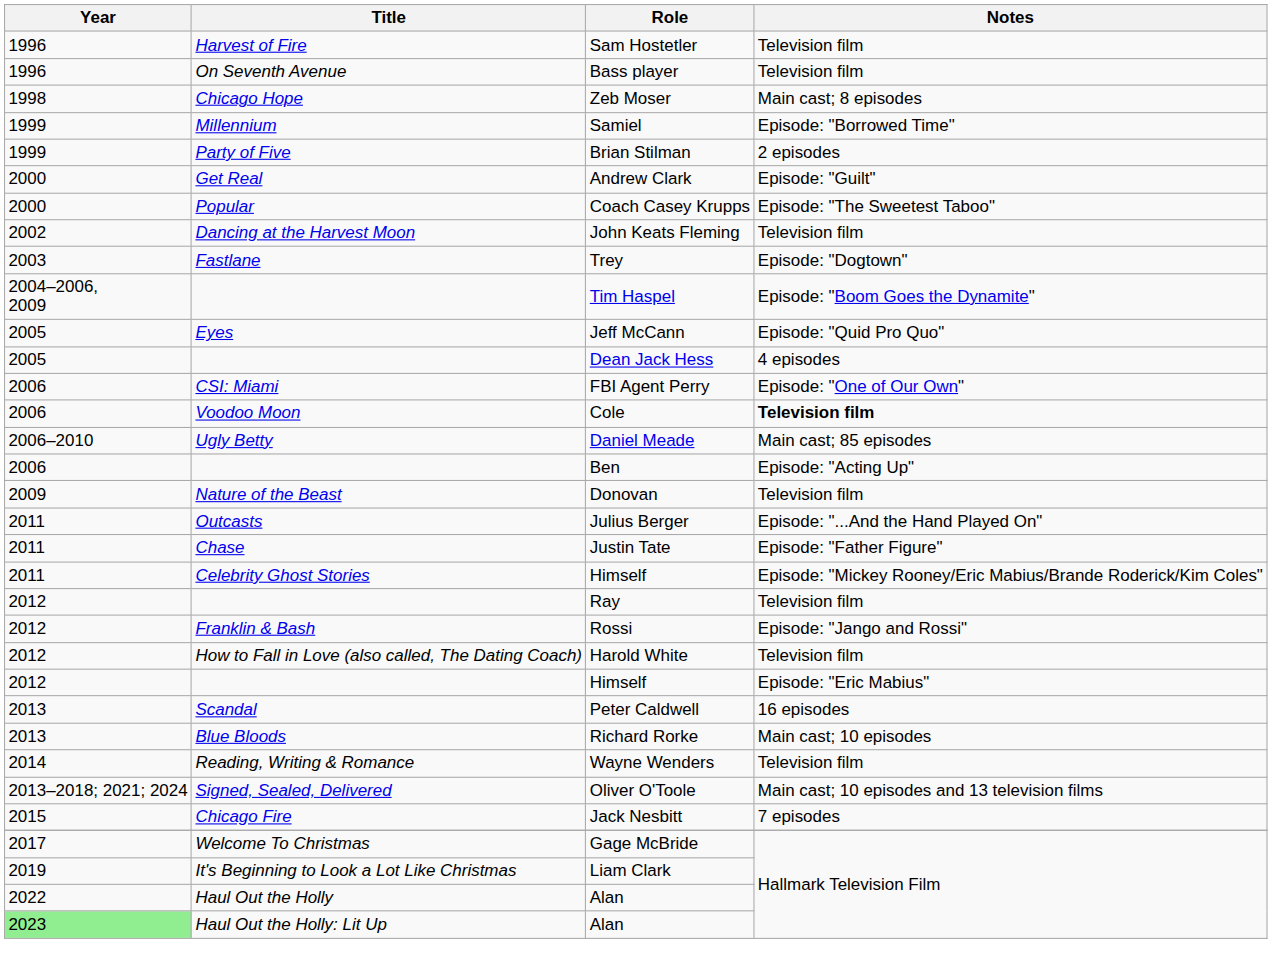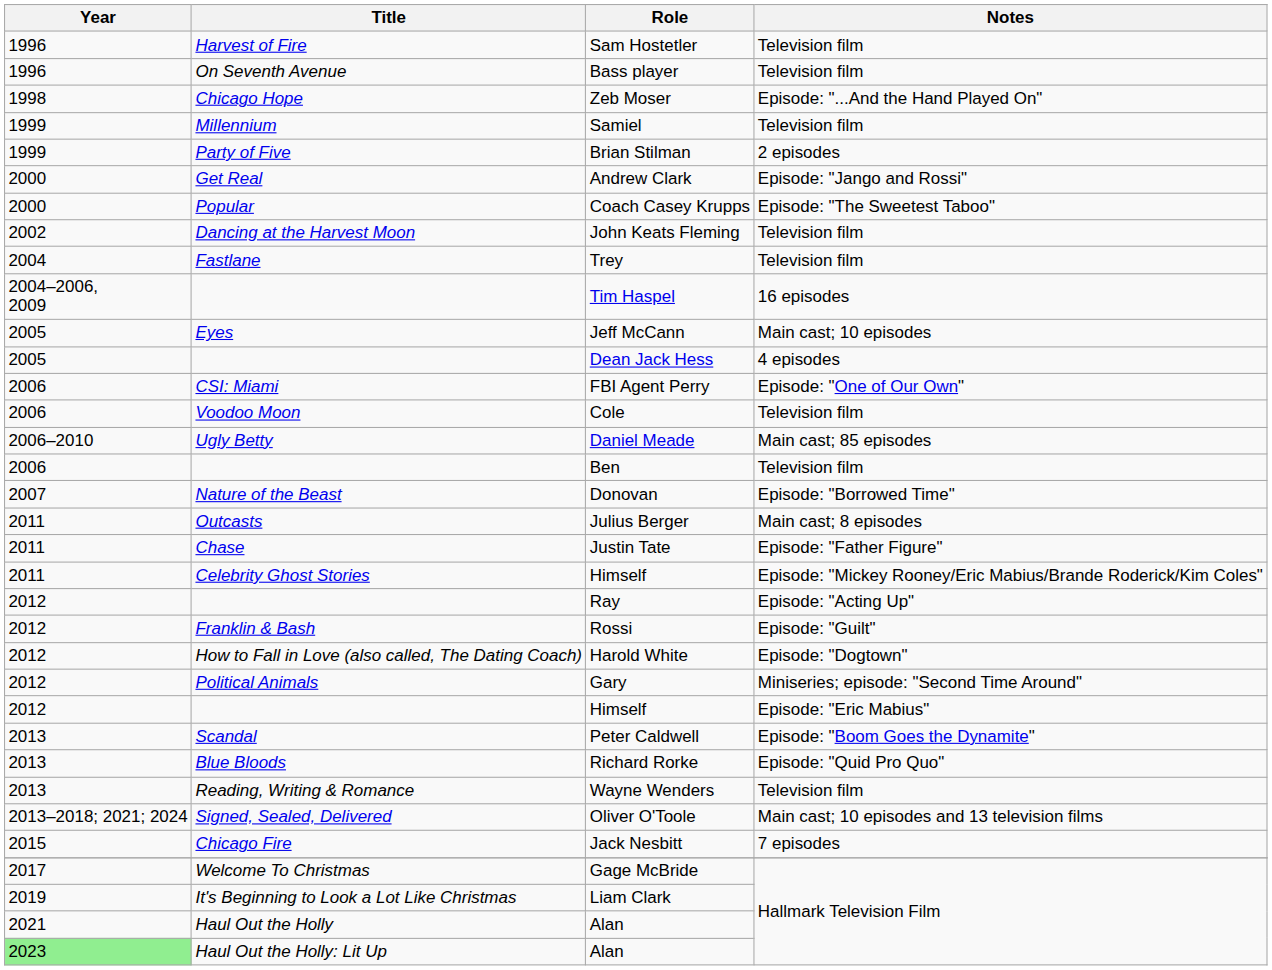(840, 98) Main cast; 8 episodes -> (900, 98) Episode: "...And the Hand Played On"
(856, 125) Episode: "Borrowed Time" -> (811, 125) Television film
(817, 179) Episode: "Guilt" -> (862, 179) Episode: "Jango and Rossi"
(27, 260) 2003 -> (27, 260) 2004
(833, 260) Episode: "Dogtown" -> (811, 260) Television film
(896, 296) Episode: "Boom Goes the Dynamite" -> (804, 296) 16 episodes
(851, 332) Episode: "Quid Pro Quo" -> (845, 332) Main cast; 10 episodes
(816, 413) bold -> (811, 413) normal
(836, 467) Episode: "Acting Up" -> (811, 467) Television film
(27, 494) 2009 -> (27, 494) 2007
(811, 494) Television film -> (856, 494) Episode: "Borrowed Time"
(900, 521) Episode: "...And the Hand Played On" -> (840, 521) Main cast; 8 episodes
(811, 601) Television film -> (836, 601) Episode: "Acting Up"
(862, 628) Episode: "Jango and Rossi" -> (817, 628) Episode: "Guilt"
(811, 655) Television film -> (833, 655) Episode: "Dogtown"
+ row: (257, 682)
(804, 709) 16 episodes -> (896, 736) Episode: "Boom Goes the Dynamite"
(845, 736) Main cast; 10 episodes -> (851, 763) Episode: "Quid Pro Quo"
(27, 763) 2014 -> (27, 790) 2013
(27, 897) 2022 -> (27, 924) 2021
